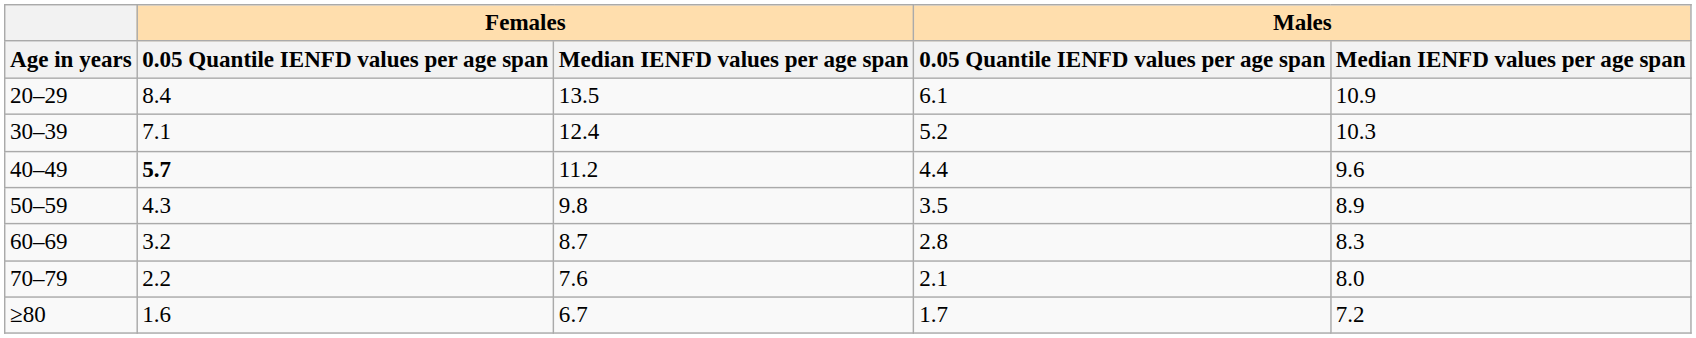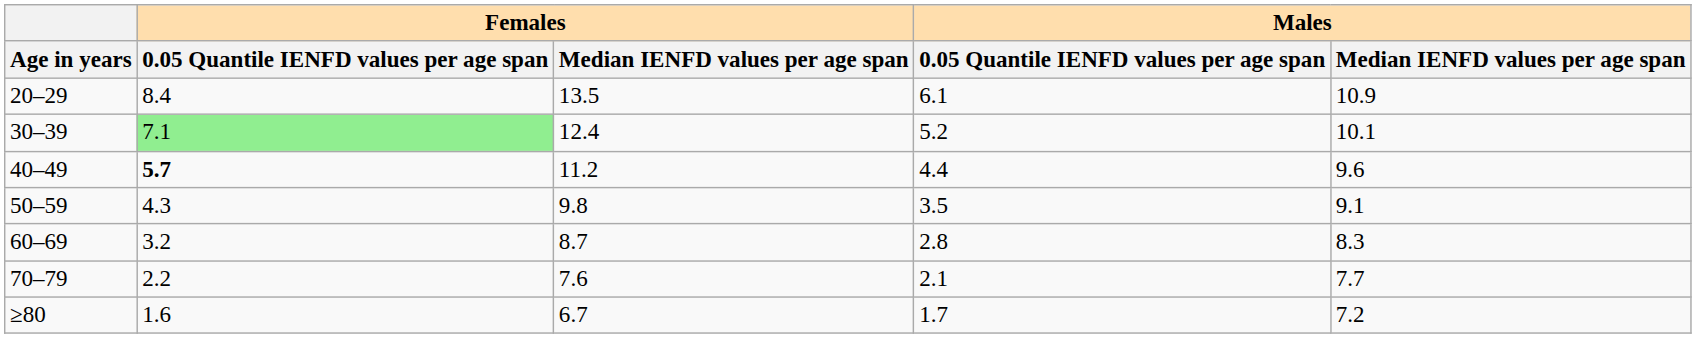(157, 132) no background -> (157, 132) lightgreen background
(1356, 132) 10.3 -> (1356, 132) 10.1
(1350, 205) 8.9 -> (1350, 205) 9.1
(1350, 278) 8.0 -> (1350, 278) 7.7
